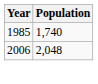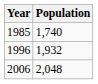+ row: (19, 50)
